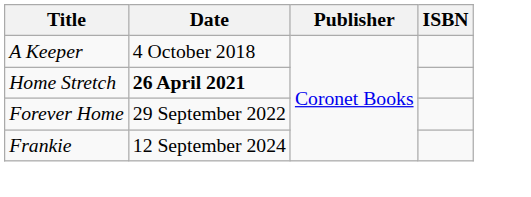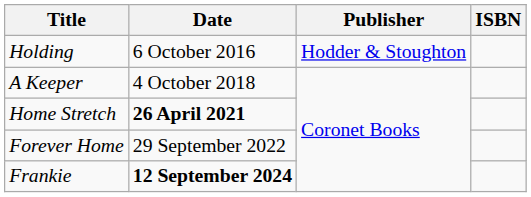+ row: (41, 51)
(209, 144) normal -> (212, 176) bold
